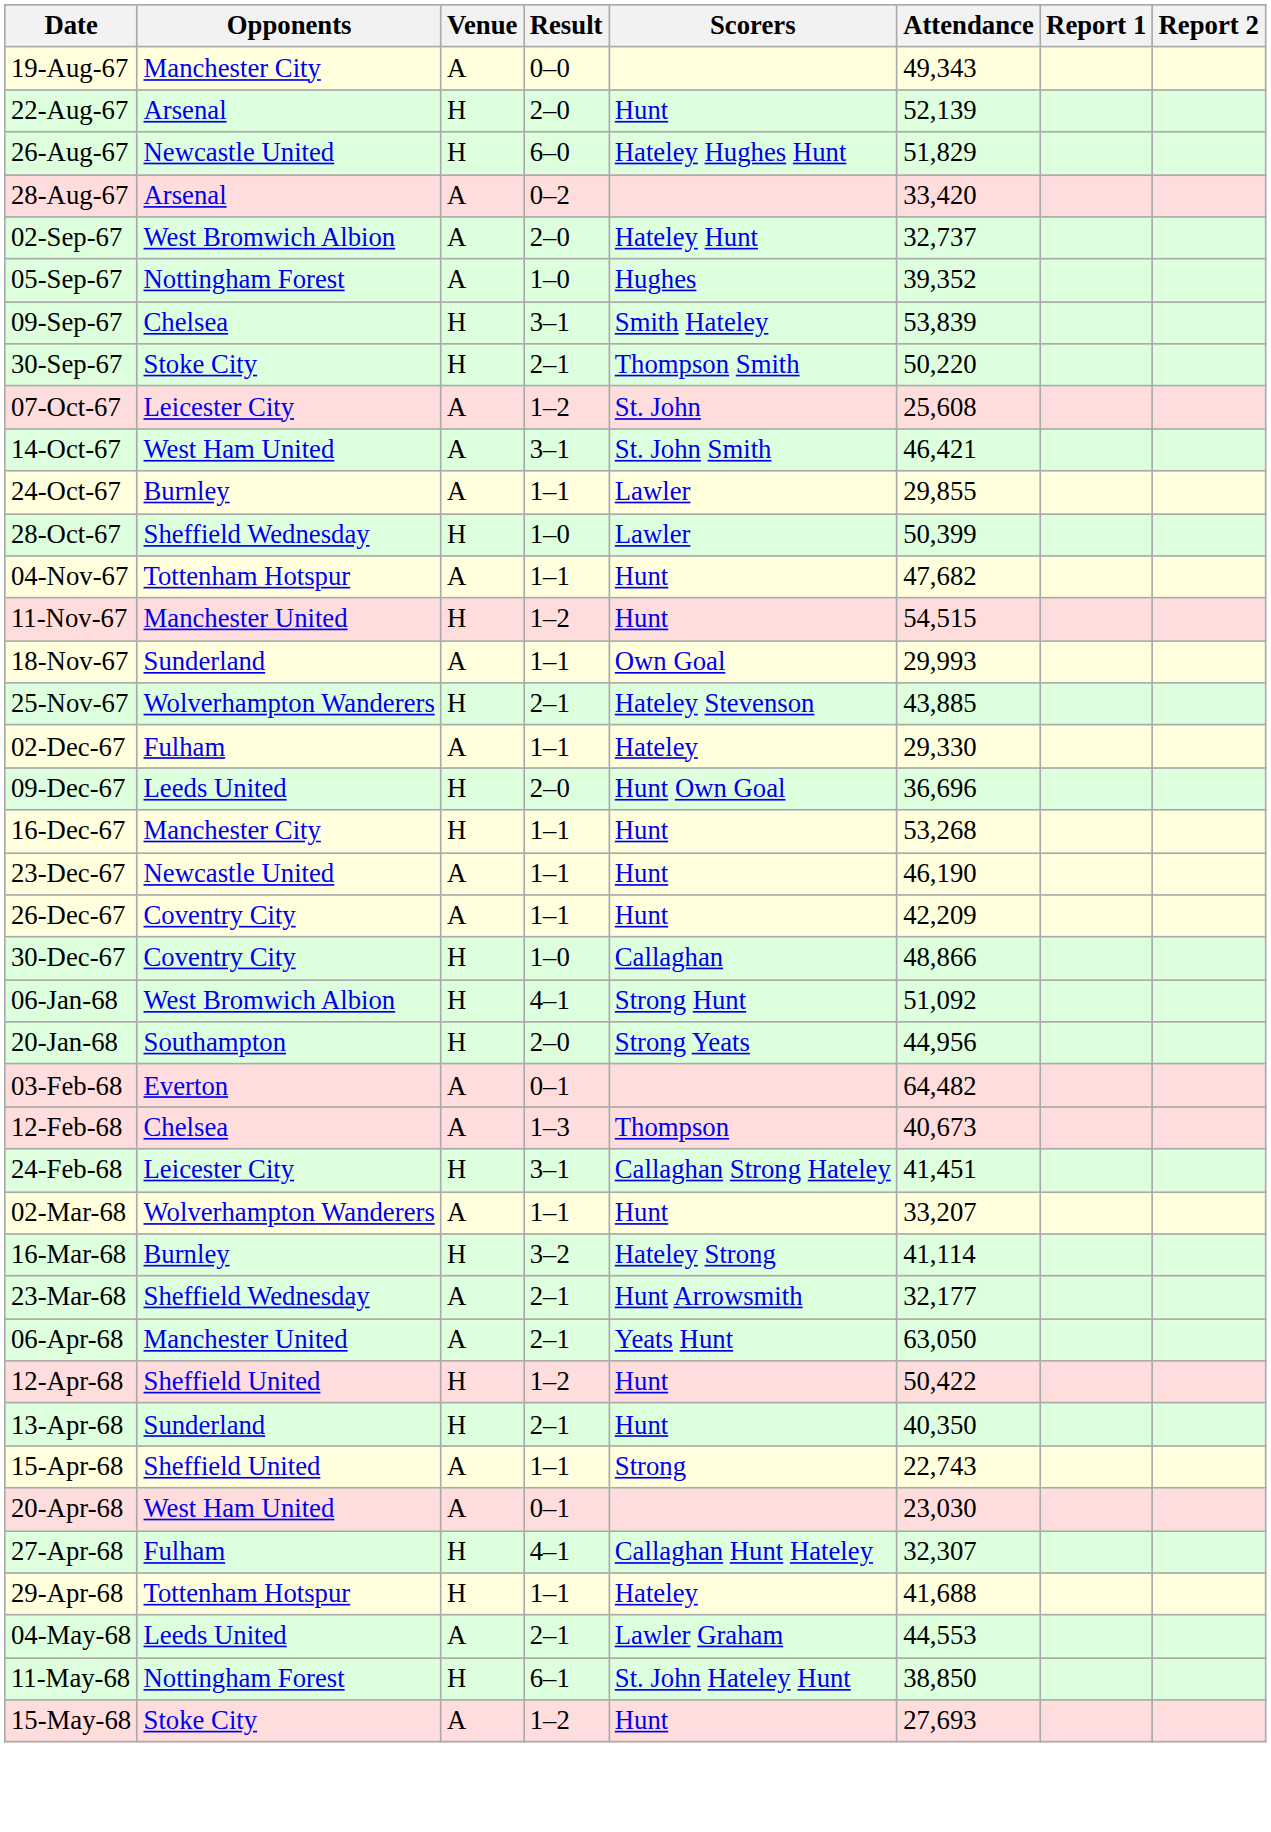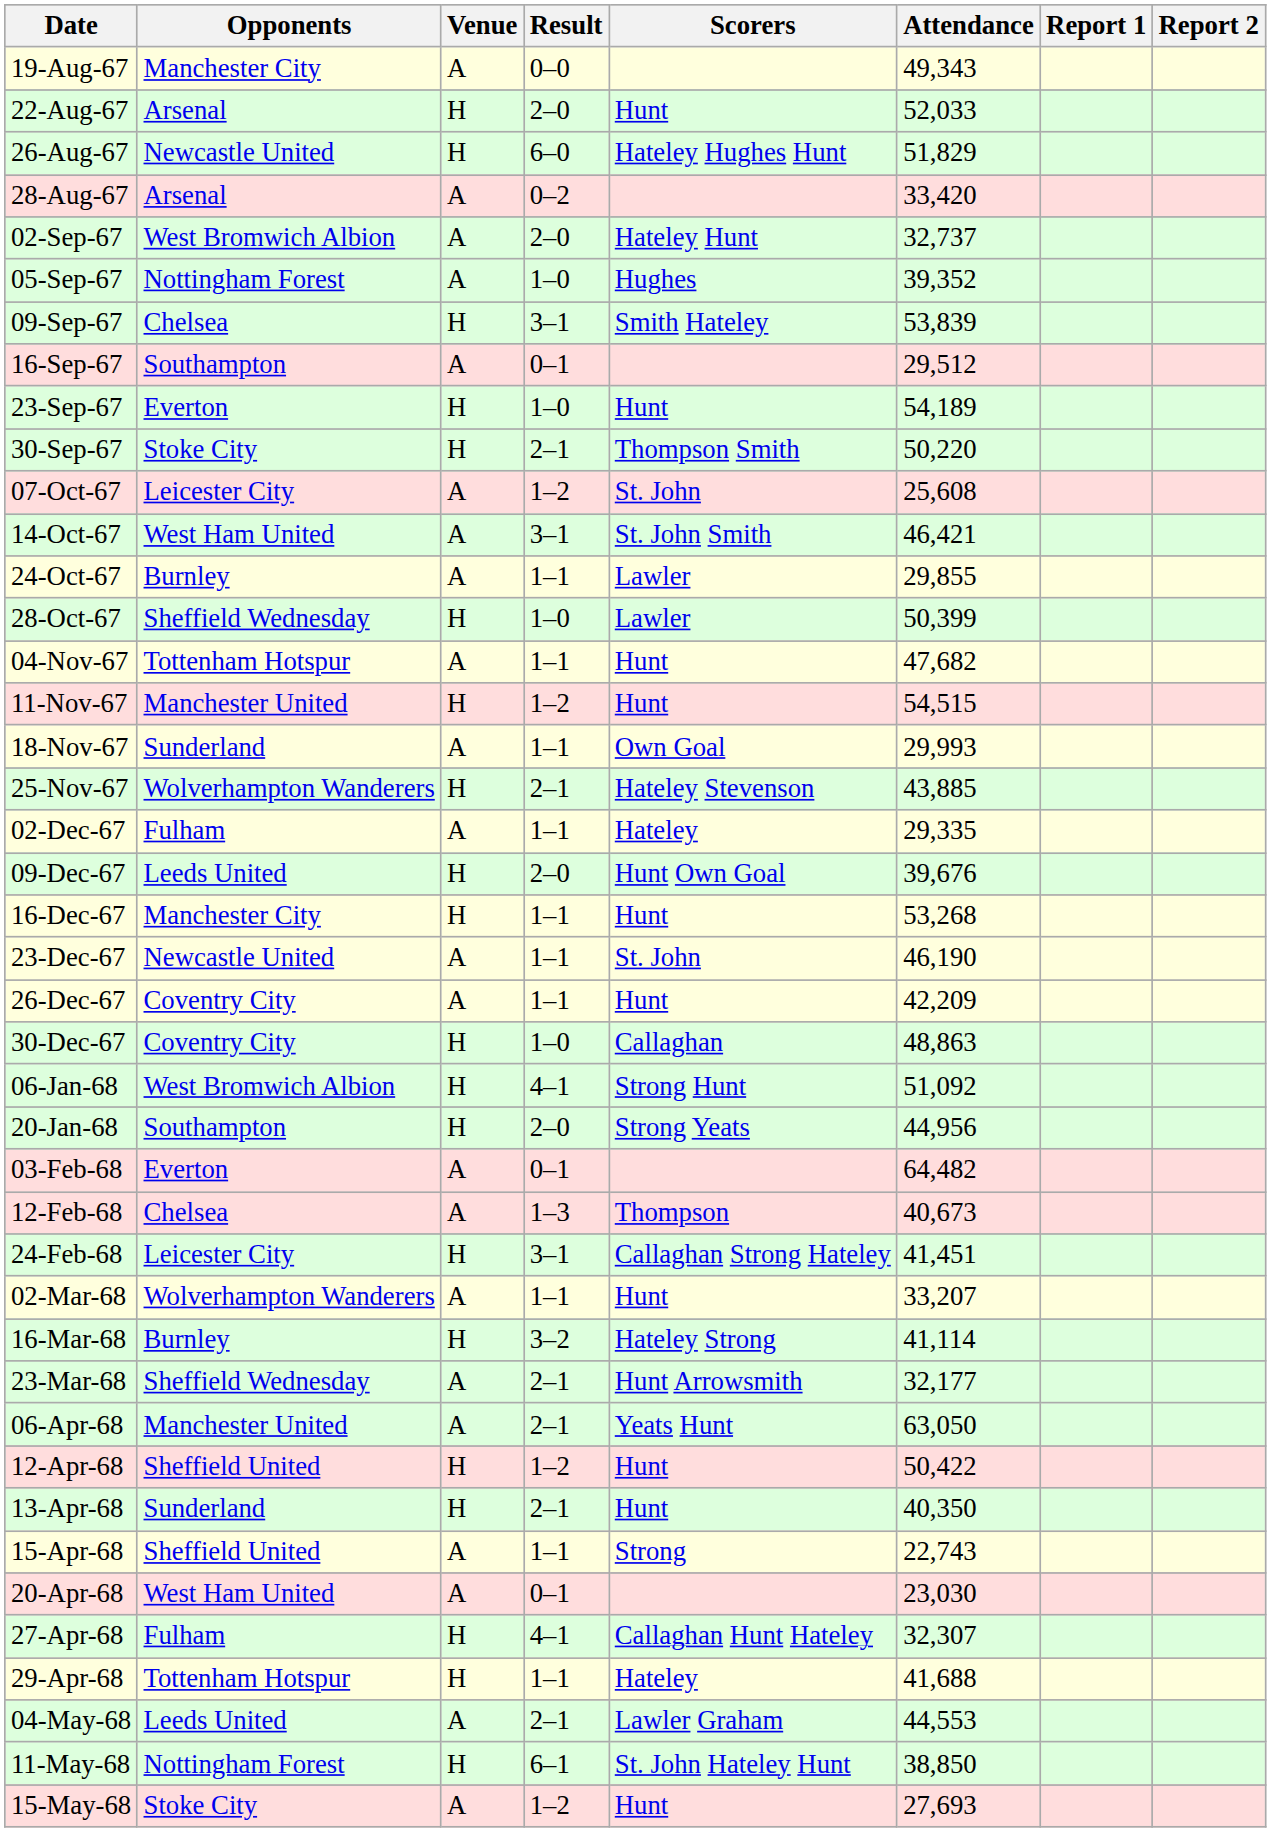(940, 110) 52,139 -> (940, 110) 52,033
+ row: (67, 364)
+ row: (67, 407)
(940, 746) 29,330 -> (940, 830) 29,335
(940, 788) 36,696 -> (940, 873) 39,676
(641, 873) Hunt -> (658, 957) St. John
(940, 957) 48,866 -> (940, 1042) 48,863
